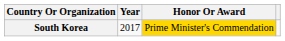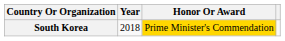(130, 28) 2017 -> (130, 28) 2018
